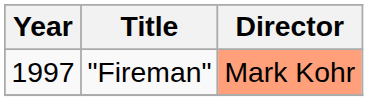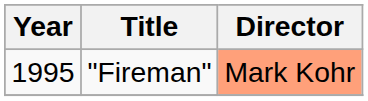(43, 71) 1997 -> (43, 71) 1995
